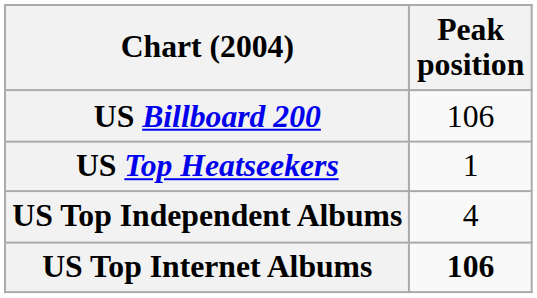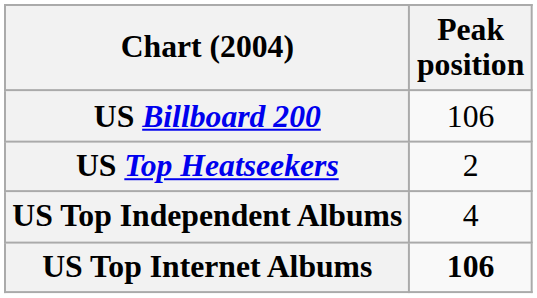(471, 165) 1 -> (471, 165) 2
